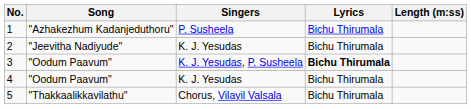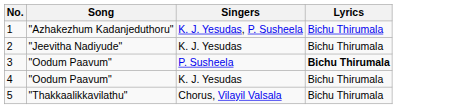- column: (429, 13)
(206, 29) P. Susheela -> (241, 29) K. J. Yesudas, P. Susheela
(241, 63) K. J. Yesudas, P. Susheela -> (206, 63) P. Susheela
